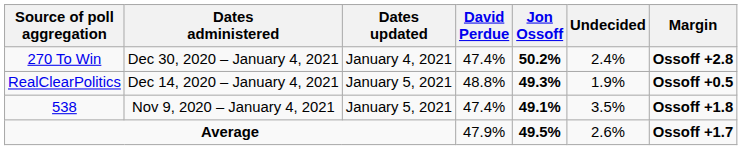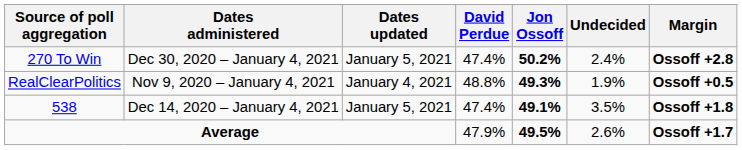(399, 59) January 4, 2021 -> (399, 59) January 5, 2021
(233, 83) Dec 14, 2020 – January 4, 2021 -> (233, 83) Nov 9, 2020 – January 4, 2021
(399, 83) January 5, 2021 -> (399, 83) January 4, 2021
(233, 108) Nov 9, 2020 – January 4, 2021 -> (233, 108) Dec 14, 2020 – January 4, 2021
